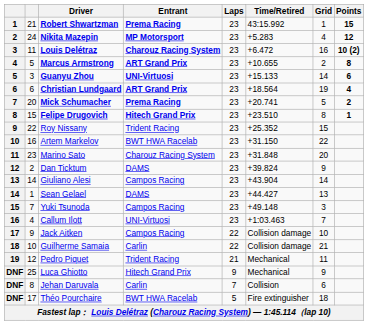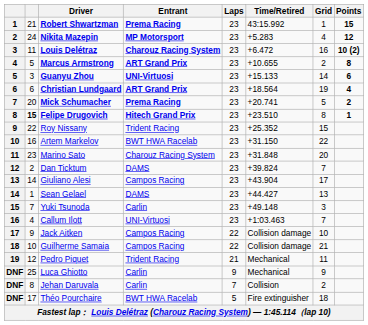(32, 115) normal -> (32, 115) bold
(324, 167) 9 -> (324, 167) 7
(324, 180) 14 -> (324, 180) 17
(155, 207) Campos Racing -> (136, 207) Carlin
(136, 246) Carlin -> (155, 246) Campos Racing
(158, 272) Hitech Grand Prix -> (136, 272) Carlin
(324, 285) 6 -> (324, 285) 2
